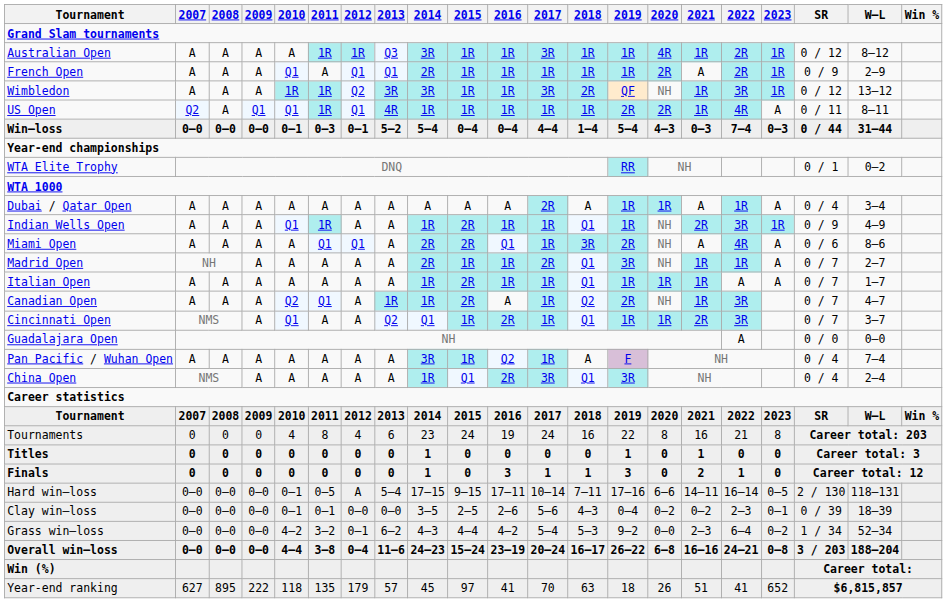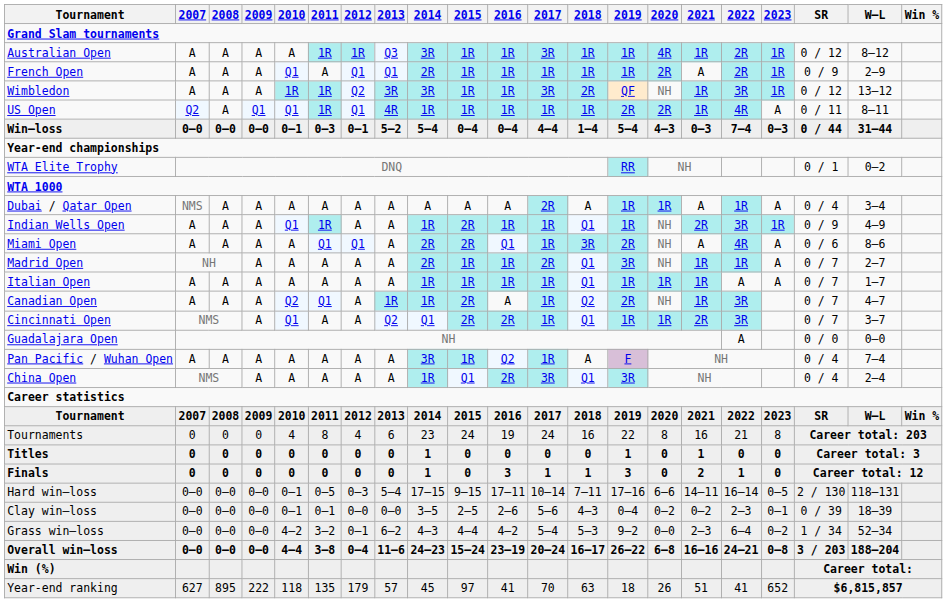(192, 205) A -> (192, 205) NMS
(468, 282) 2R -> (468, 282) 1R
(468, 320) 1R -> (468, 320) 2R
(358, 492) A -> (358, 492) 0–3
